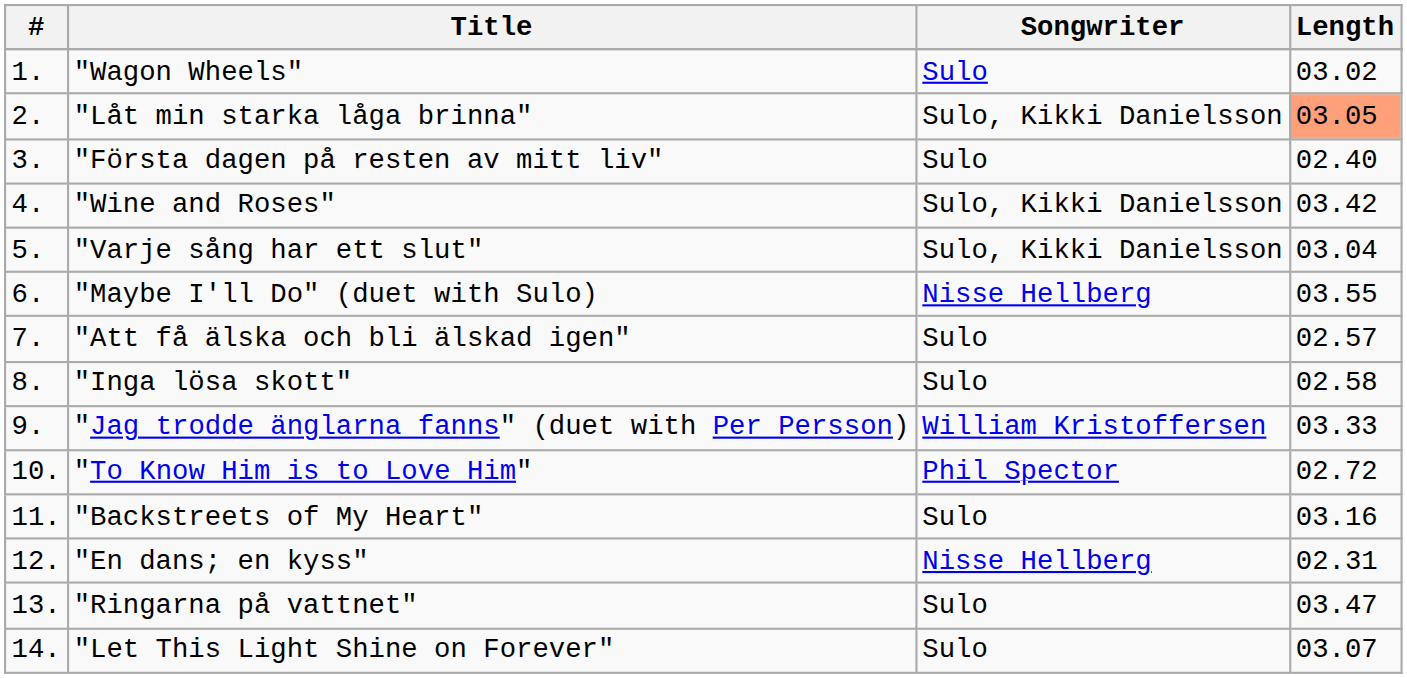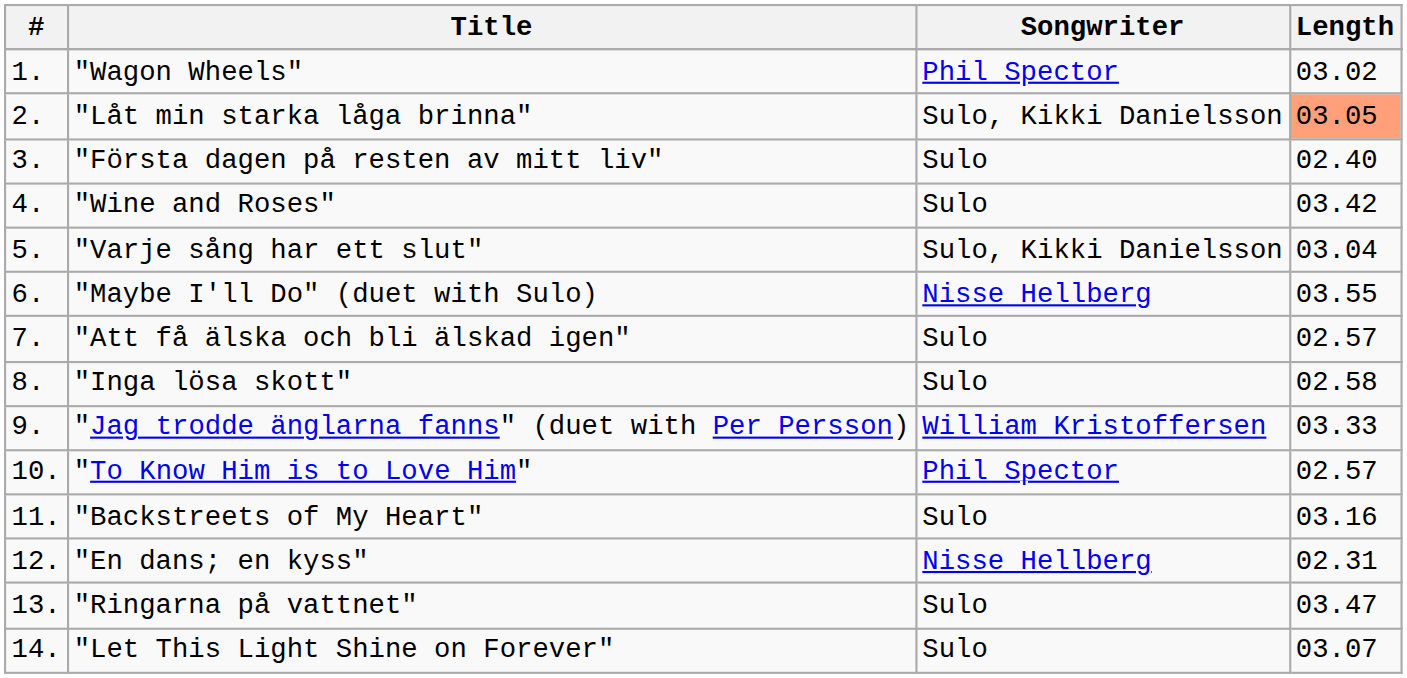(955, 72) Sulo -> (1021, 72) Phil Spector
(1103, 205) Sulo, Kikki Danielsson -> (955, 205) Sulo
(1337, 472) 02.72 -> (1337, 472) 02.57
